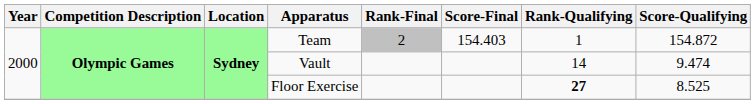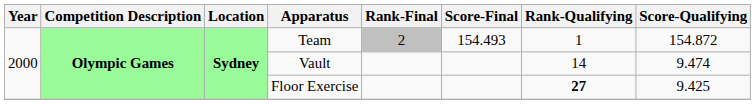(481, 39) 154.403 -> (481, 39) 154.493
(693, 87) 8.525 -> (693, 87) 9.425
